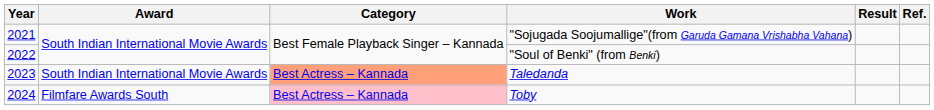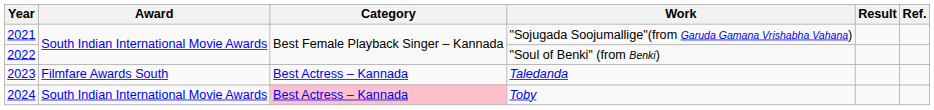(154, 74) South Indian International Movie Awards -> (105, 74) Filmfare Awards South
(341, 74) lightsalmon background -> (341, 74) no background
(105, 94) Filmfare Awards South -> (154, 94) South Indian International Movie Awards
